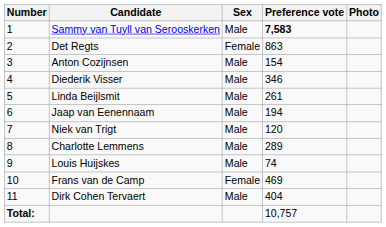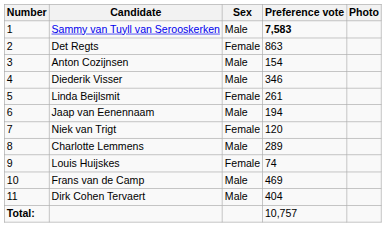(236, 96) Male -> (242, 96) Female
(236, 130) Male -> (242, 130) Female
(236, 163) Male -> (242, 163) Female
(242, 180) Female -> (236, 180) Male
